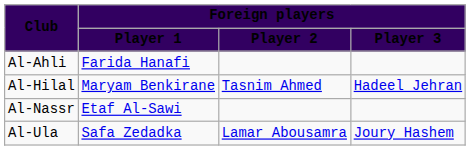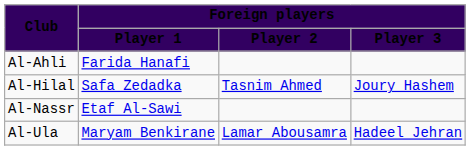(148, 86) Maryam Benkirane -> (132, 86) Safa Zedadka
(408, 86) Hadeel Jehran -> (404, 86) Joury Hashem
(132, 133) Safa Zedadka -> (148, 133) Maryam Benkirane
(404, 133) Joury Hashem -> (408, 133) Hadeel Jehran
